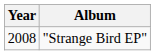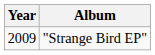(22, 38) 2008 -> (22, 38) 2009
